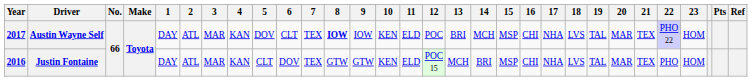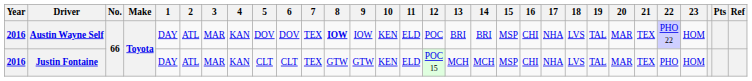(16, 34) 2017 -> (16, 34) 2016
(289, 34) CLT -> (289, 34) DOV
(484, 34) MCH -> (484, 34) BRI
(289, 62) DOV -> (289, 62) CLT
(484, 62) BRI -> (484, 62) MCH
